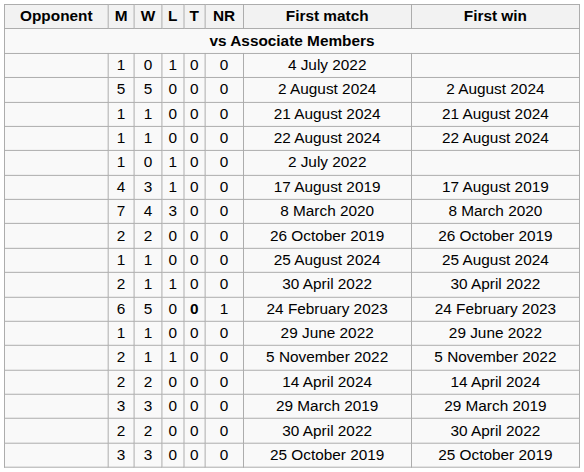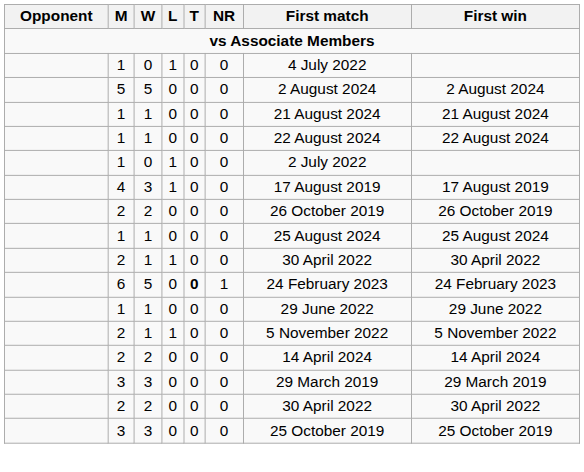- row: (121, 211)
